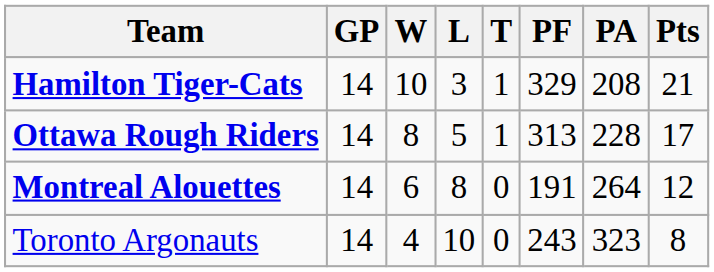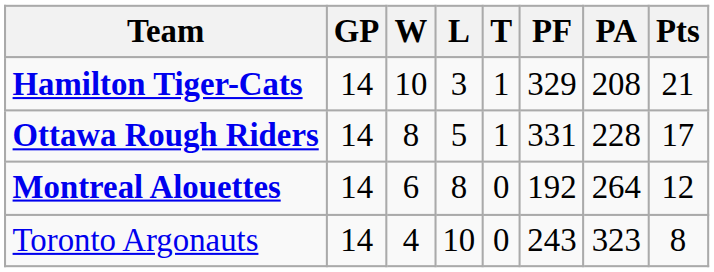(552, 135) 313 -> (552, 135) 331
(552, 187) 191 -> (552, 187) 192
